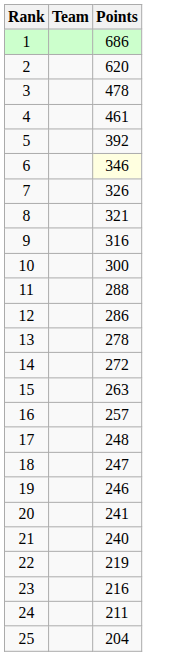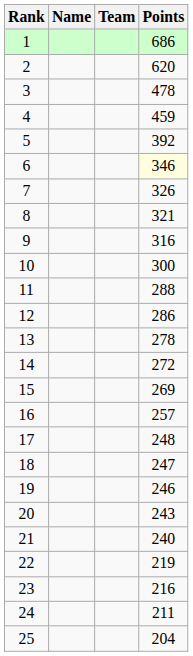+ column: (72, 16)
(117, 116) 461 -> (163, 116) 459
(117, 389) 263 -> (163, 389) 269
(117, 514) 241 -> (163, 514) 243
